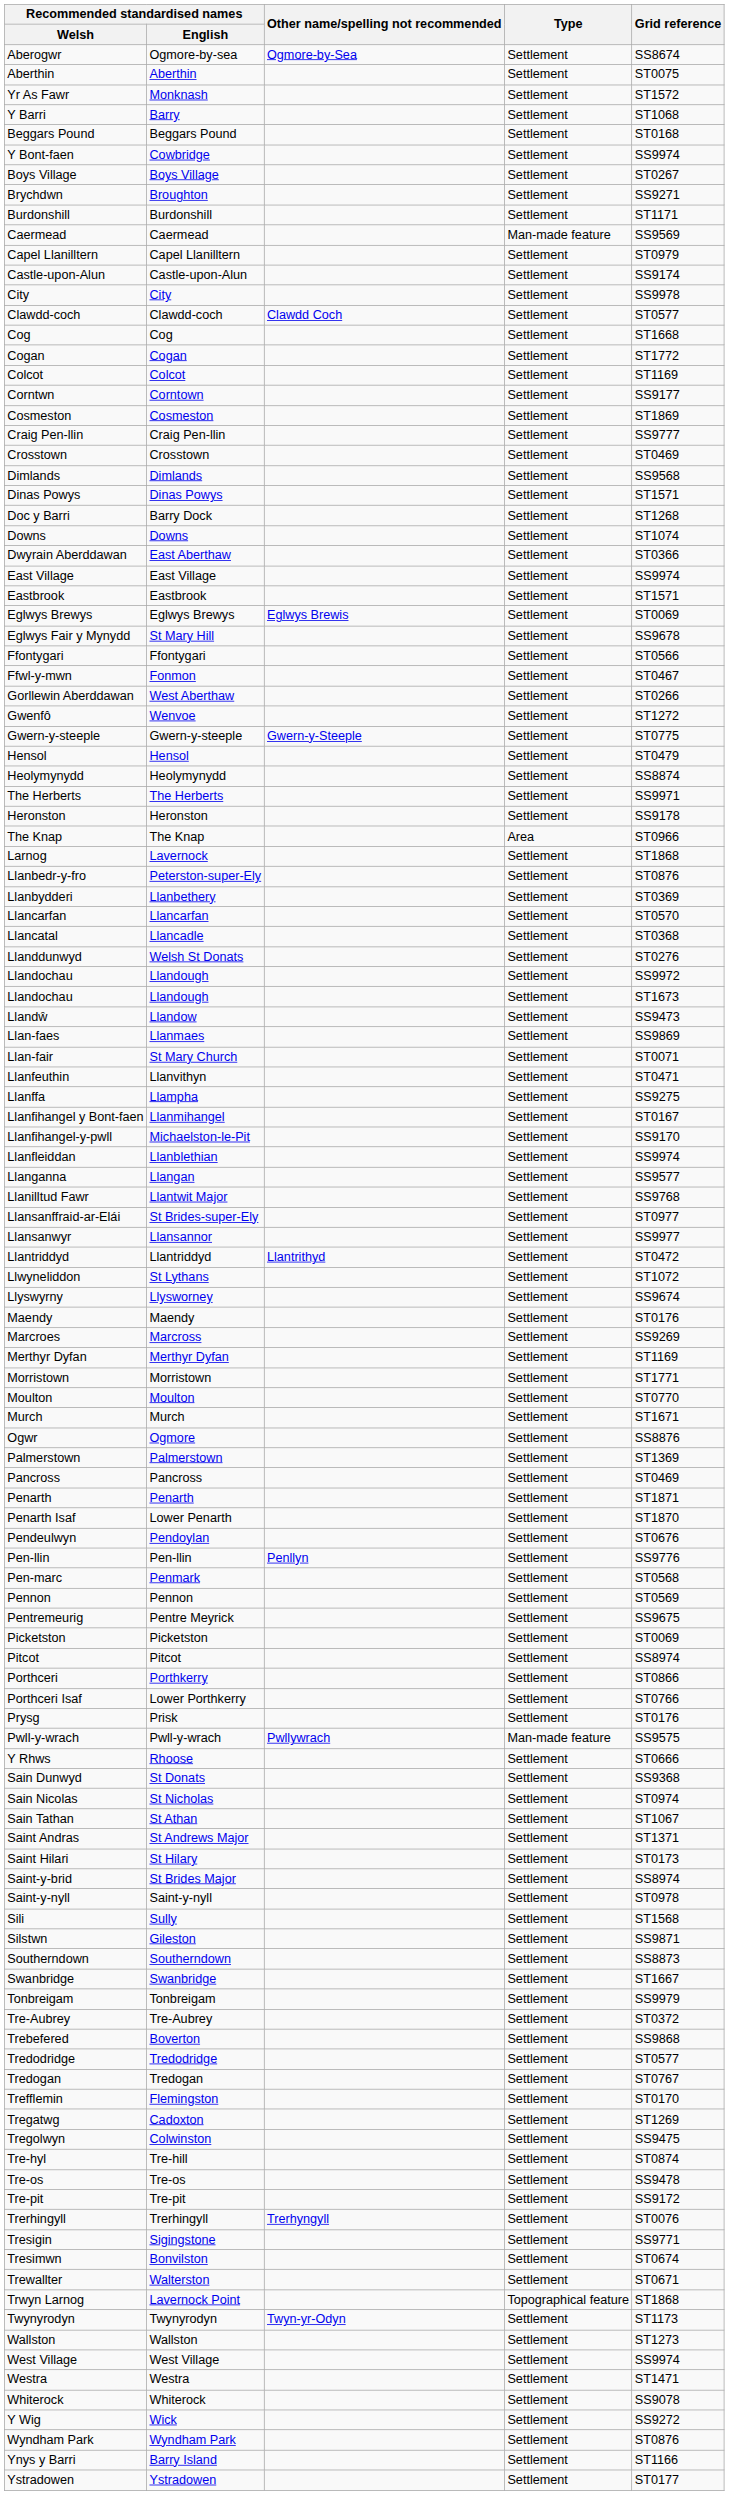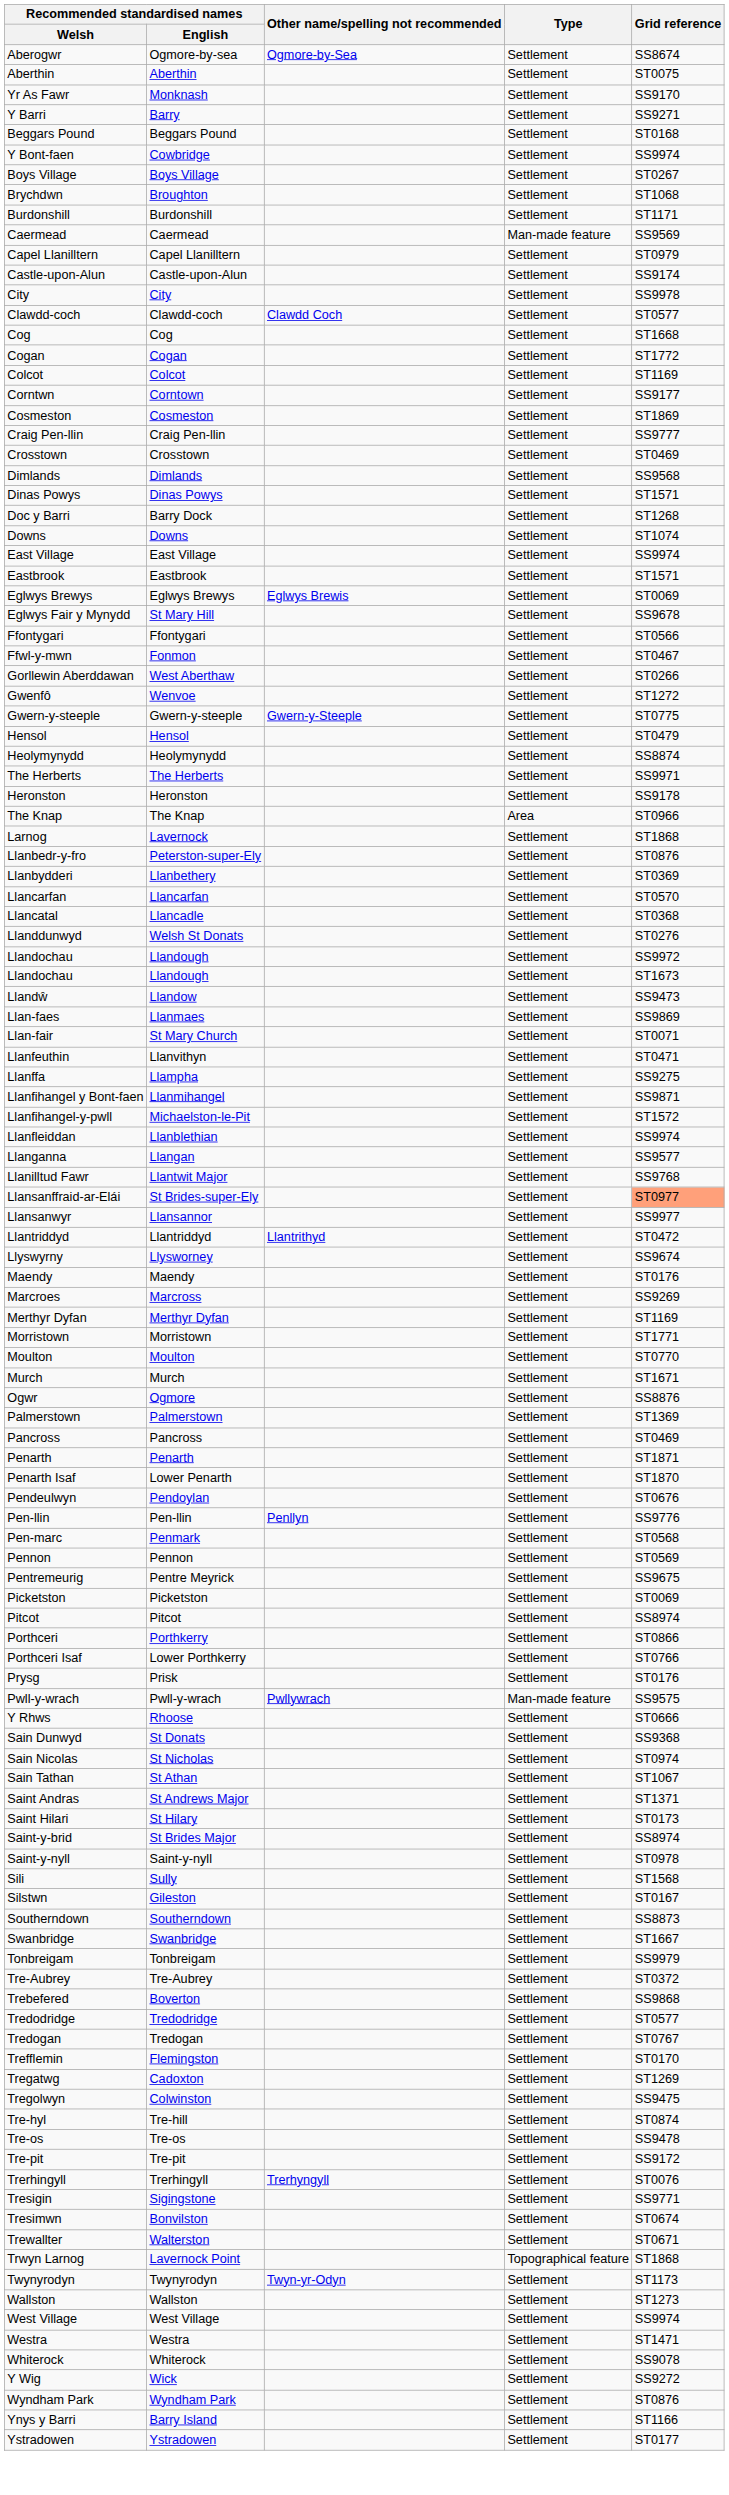(657, 94) ST1572 -> (657, 94) SS9170
(657, 114) ST1068 -> (657, 114) SS9271
(657, 194) SS9271 -> (657, 194) ST1068
- row: (67, 555)
(657, 1117) ST0167 -> (657, 1097) SS9871
(657, 1137) SS9170 -> (657, 1117) ST1572
(657, 1217) no background -> (657, 1197) lightsalmon background
- row: (44, 1277)
(657, 1938) SS9871 -> (657, 1898) ST0167
